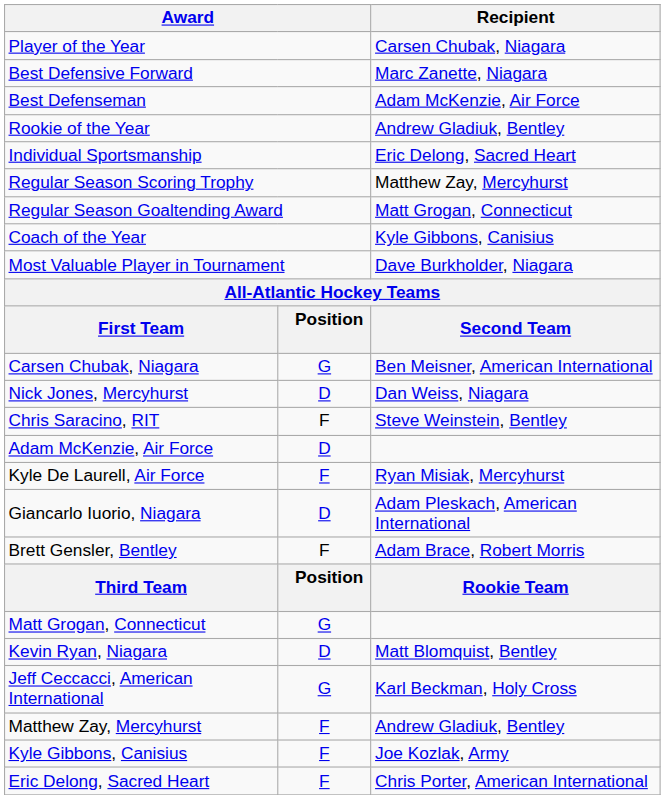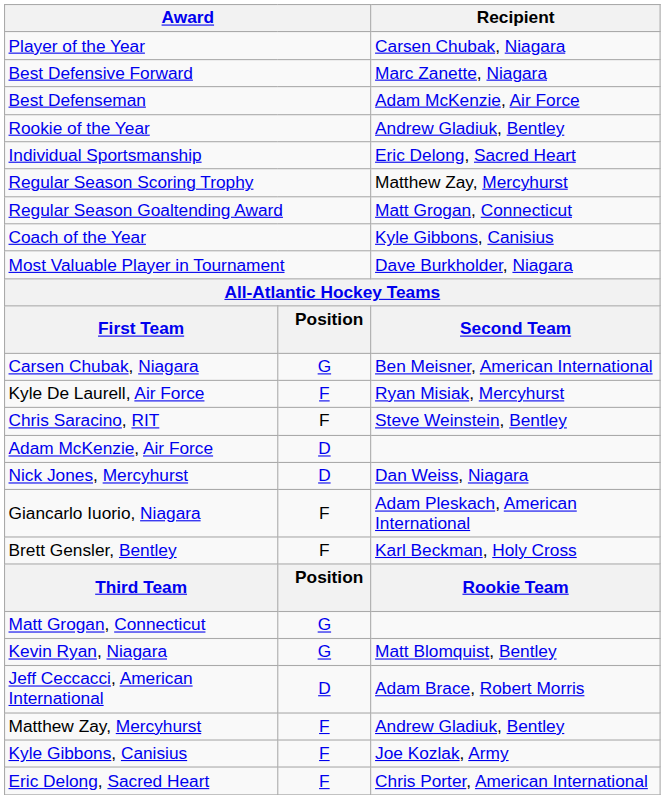rows swapped: (98, 393) <-> (106, 476)
(324, 513) D -> (324, 513) F
(480, 550) Adam Brace, Robert Morris -> (476, 550) Karl Beckman, Holy Cross
(324, 652) D -> (324, 652) G
(324, 689) G -> (324, 689) D
(476, 689) Karl Beckman, Holy Cross -> (480, 689) Adam Brace, Robert Morris
